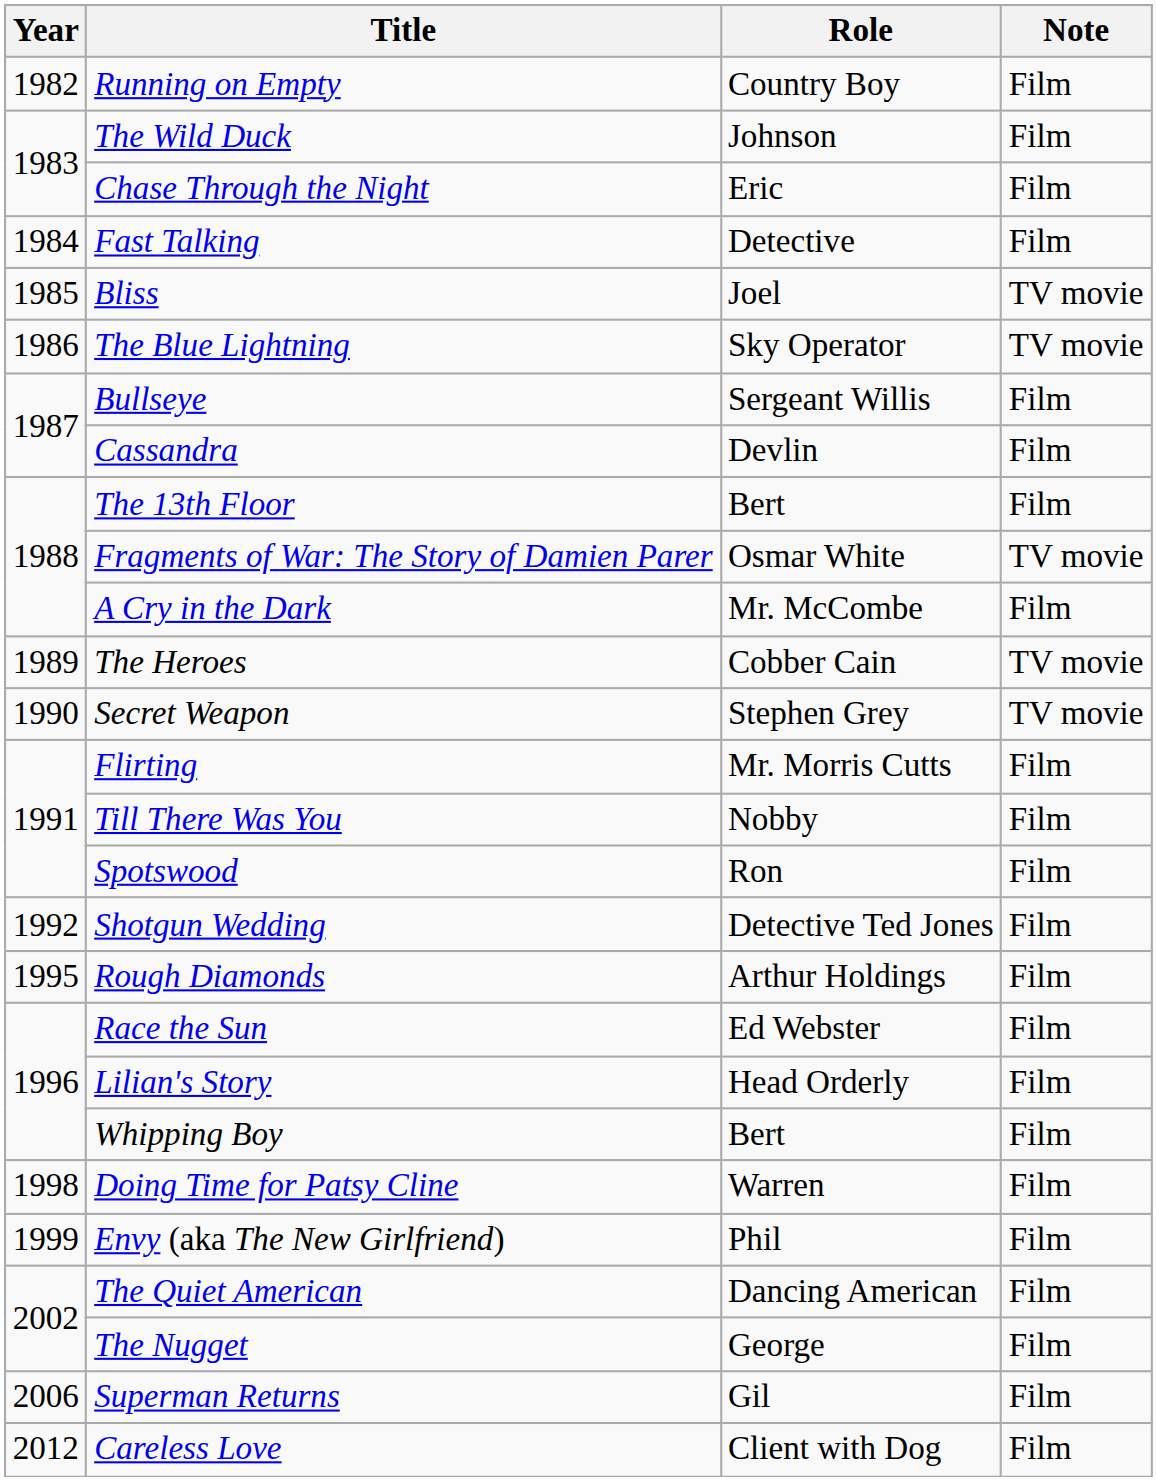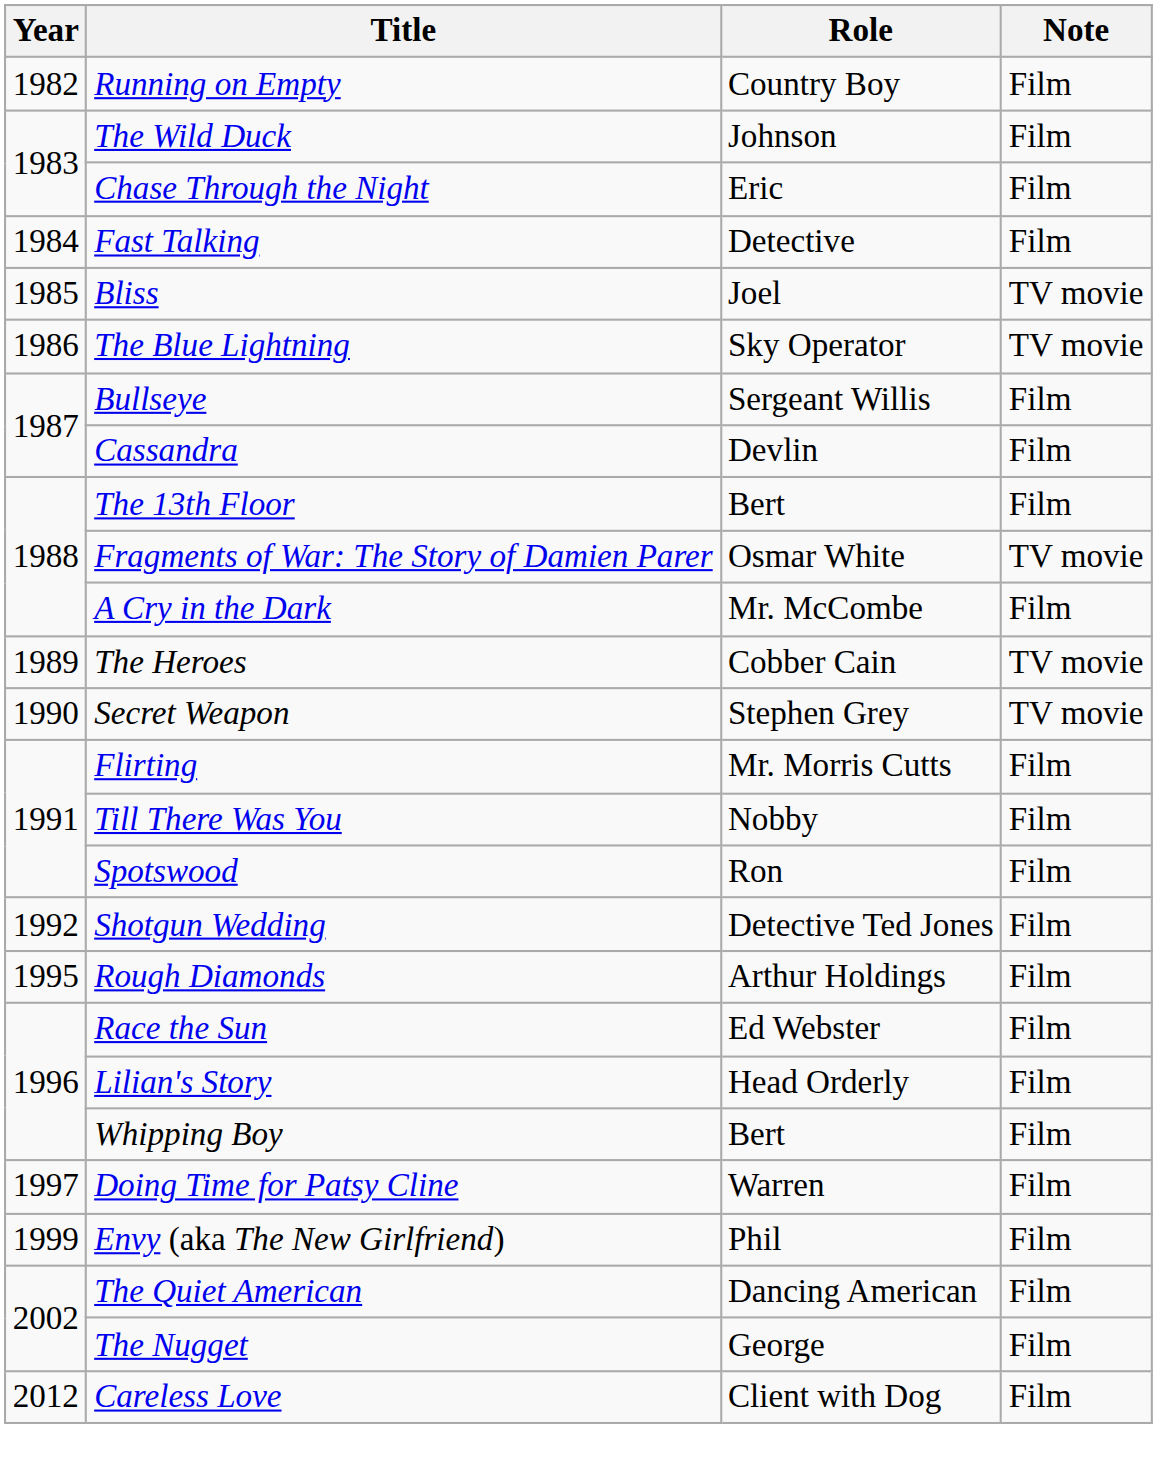(46, 1186) 1998 -> (46, 1186) 1997
- row: (217, 1396)
